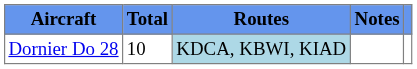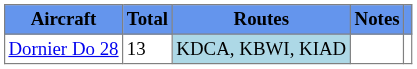(136, 48) 10 -> (136, 48) 13
